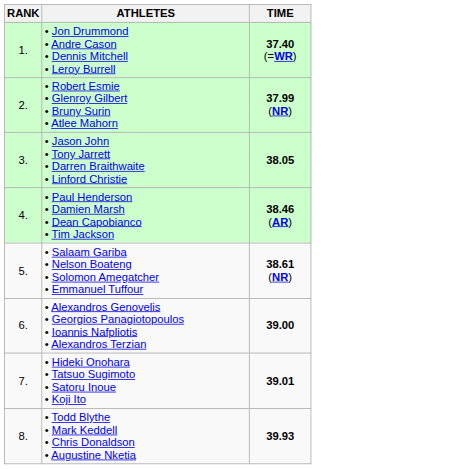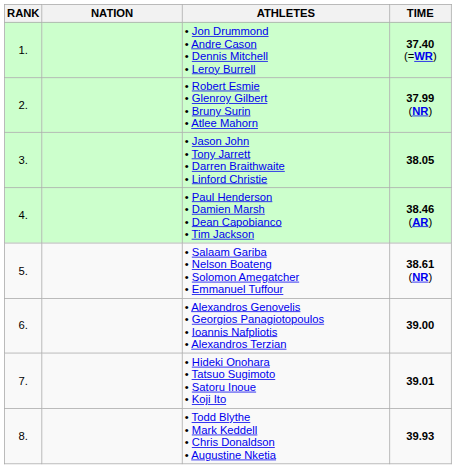+ column: (112, 14)
